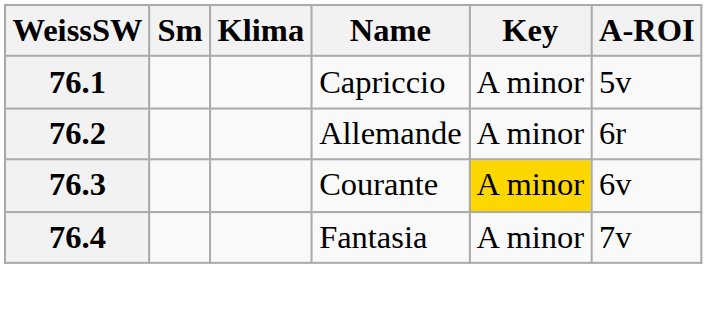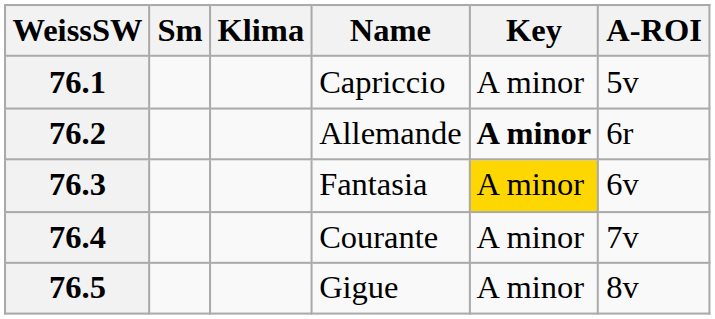(530, 133) normal -> (534, 133) bold
(379, 184) Courante -> (373, 184) Fantasia
(373, 236) Fantasia -> (379, 236) Courante
+ row: (77, 287)
